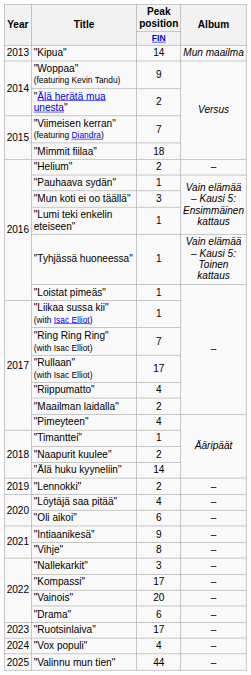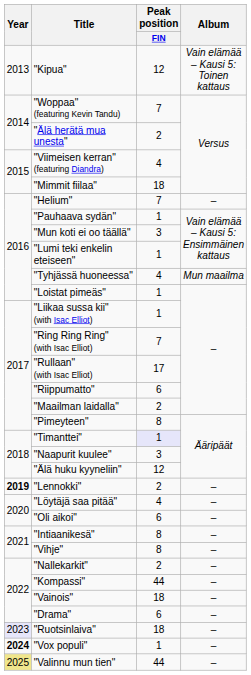(159, 53) 14 -> (159, 70) 12
(214, 53) Mun maailma -> (214, 70) Vain elämää – Kausi 5: Toinen kattaus
(159, 74) 9 -> (159, 109) 7
(159, 129) 7 -> (159, 163) 4
(159, 167) 2 -> (159, 201) 7
(159, 259) 1 -> (159, 276) 4
(214, 259) Vain elämää – Kausi 5: Toinen kattaus -> (214, 276) Mun maailma
(159, 390) 4 -> (159, 390) 6
(159, 422) 4 -> (159, 422) 8
(159, 438) no background -> (159, 438) lavender background
(159, 454) 2 -> (159, 454) 3
(159, 470) 14 -> (159, 470) 12
(18, 486) normal -> (18, 486) bold
(159, 534) 9 -> (159, 534) 8
(159, 566) 3 -> (159, 566) 2
(159, 582) 17 -> (159, 582) 44
(159, 598) 20 -> (159, 598) 18
(18, 630) no background -> (18, 630) lavender background
(159, 630) 17 -> (159, 630) 18
(18, 646) normal -> (18, 646) bold
(159, 646) 4 -> (159, 646) 1
(18, 662) no background -> (18, 662) khaki background
